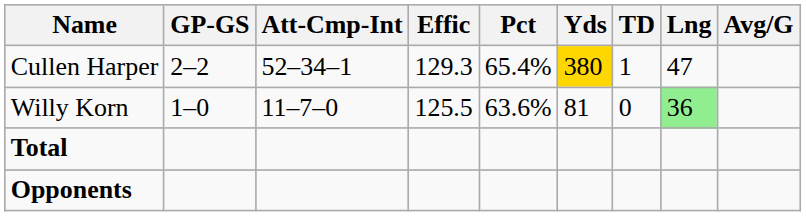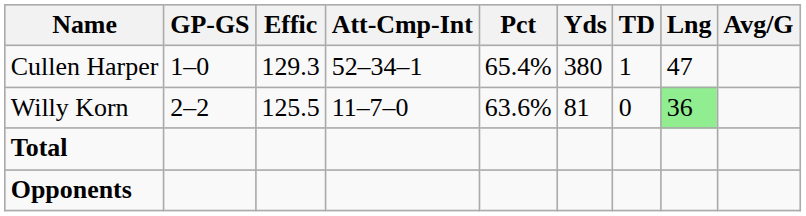columns swapped: (444, 25) <-> (332, 25)
(190, 66) 2–2 -> (190, 66) 1–0
(583, 66) gold background -> (583, 66) no background
(190, 107) 1–0 -> (190, 107) 2–2
